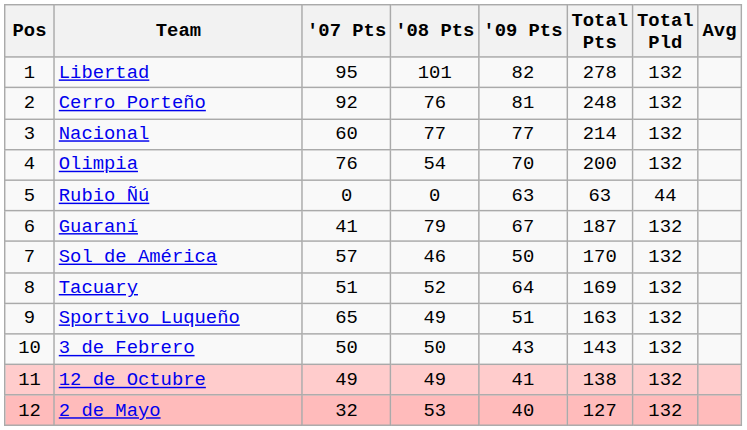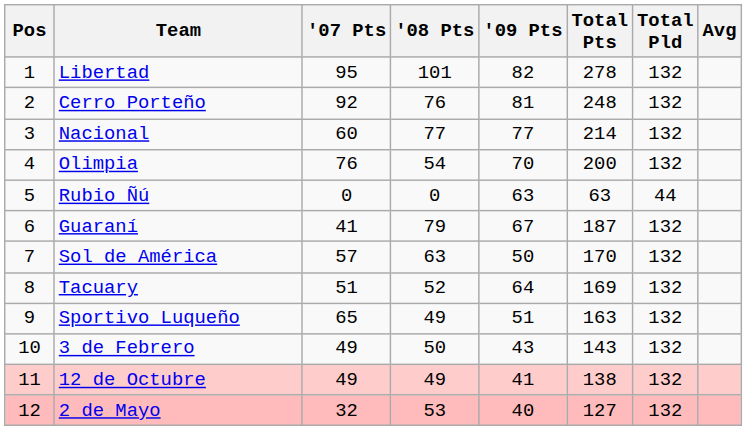(435, 257) 46 -> (435, 257) 63
(347, 349) 50 -> (347, 349) 49
